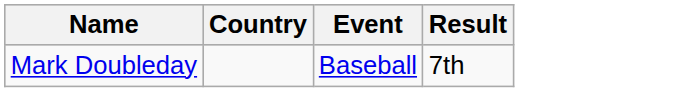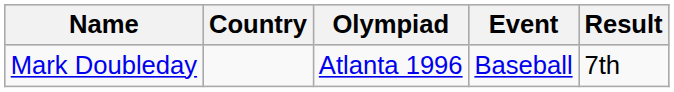+ column: (391, 24)
